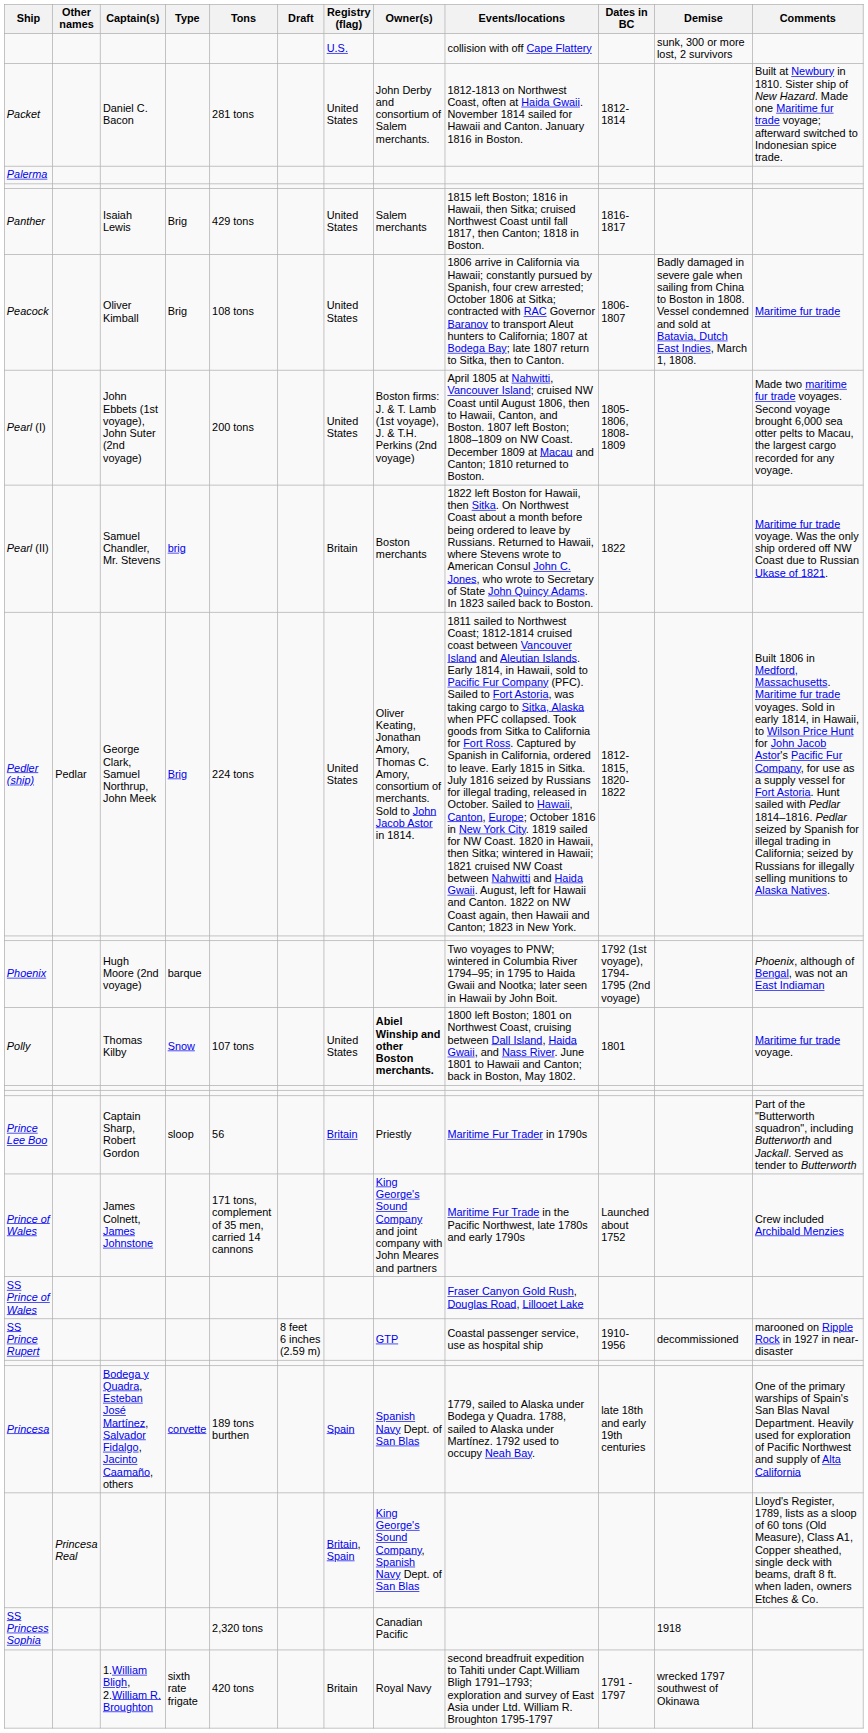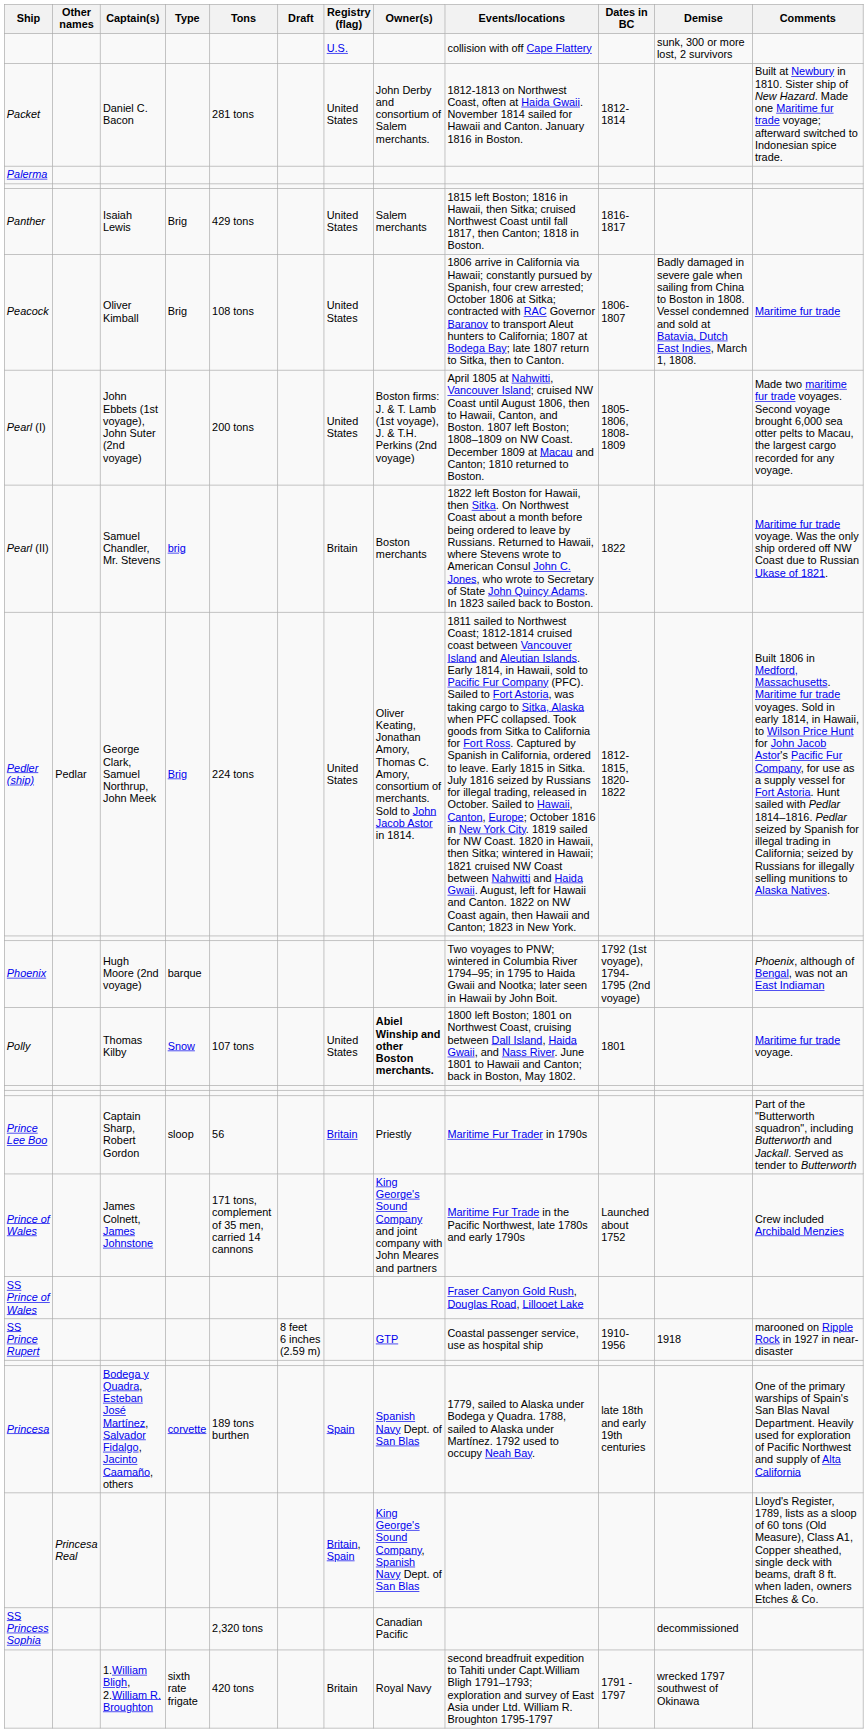(698, 1339) decommissioned -> (669, 1339) 1918
(669, 1628) 1918 -> (698, 1628) decommissioned
